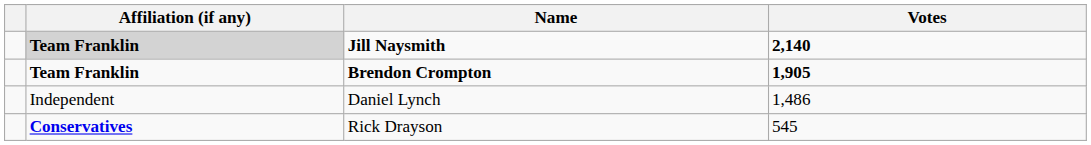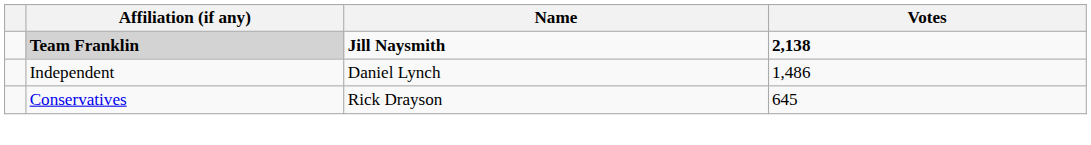(791, 45) 2,140 -> (791, 45) 2,138
- row: (420, 72)
(81, 126) bold -> (78, 99) normal
(785, 126) 545 -> (785, 99) 645
